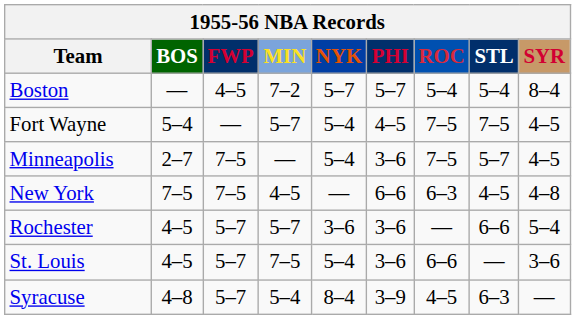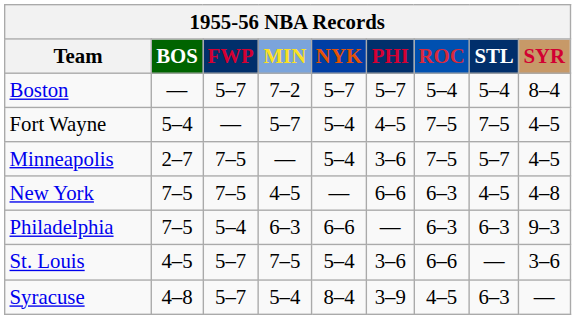(231, 90) 4–5 -> (231, 90) 5–7
+ row: (62, 227)
- row: (51, 227)
